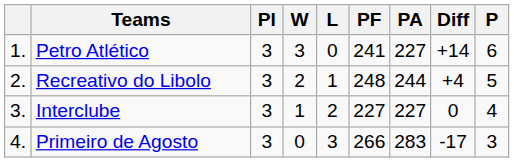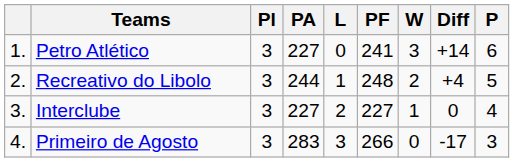columns swapped: (300, 19) <-> (410, 19)
